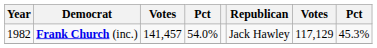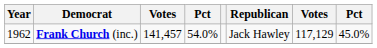(19, 33) 1982 -> (19, 33) 1962
(354, 33) 45.3% -> (354, 33) 45.0%
